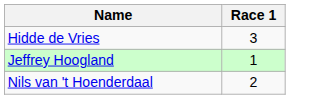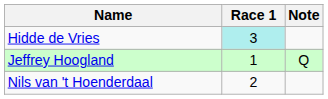+ column: (304, 15)
(254, 37) no background -> (254, 37) paleturquoise background
